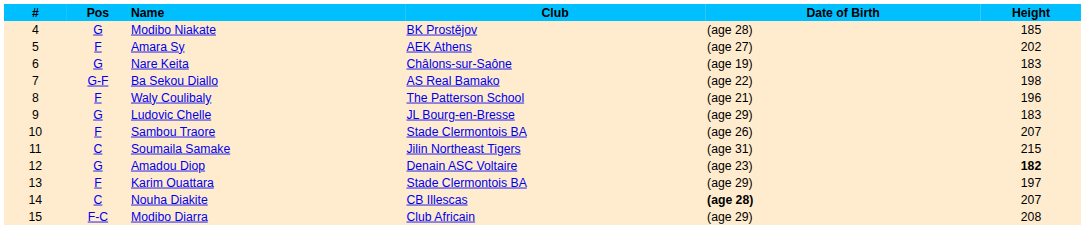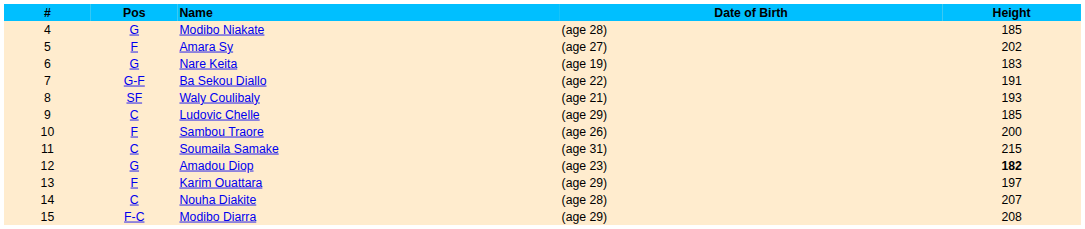- column: (555, 12)
(1031, 81) 198 -> (1012, 81) 191
(98, 98) F -> (134, 98) SF
(1031, 98) 196 -> (1012, 98) 193
(98, 114) G -> (134, 114) C
(1031, 115) 183 -> (1012, 115) 185
(1031, 132) 207 -> (1012, 132) 200
(730, 200) bold -> (584, 200) normal
